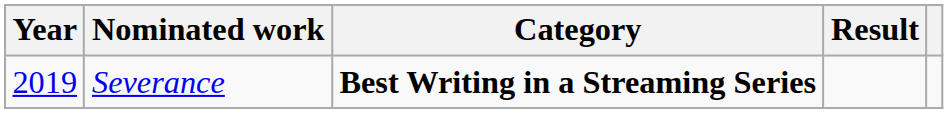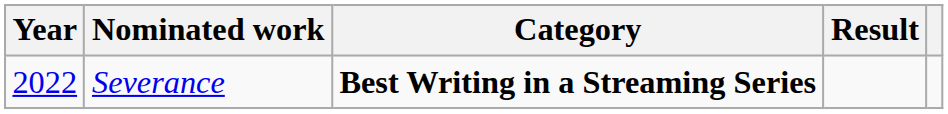(45, 81) 2019 -> (45, 81) 2022
